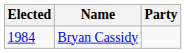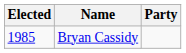(21, 37) 1984 -> (21, 37) 1985
